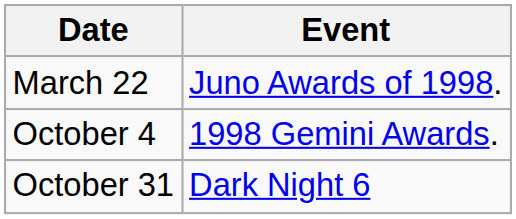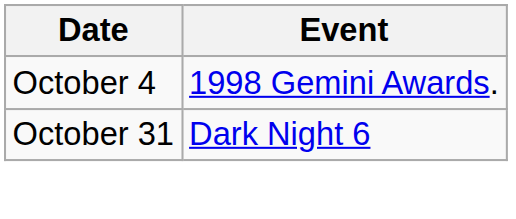- row: (81, 82)
